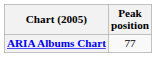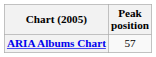(130, 43) 77 -> (130, 43) 57
